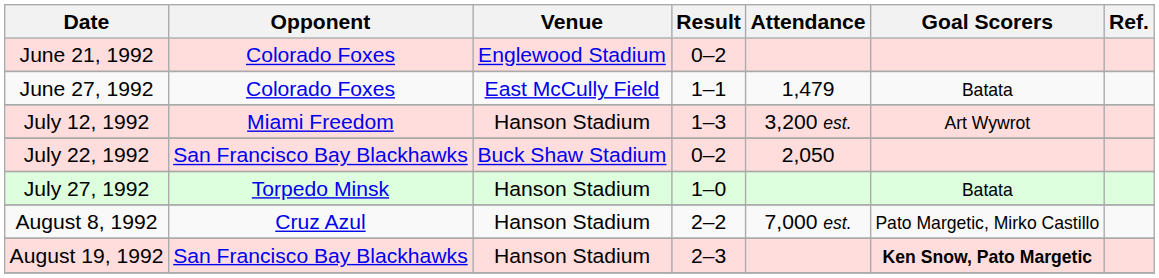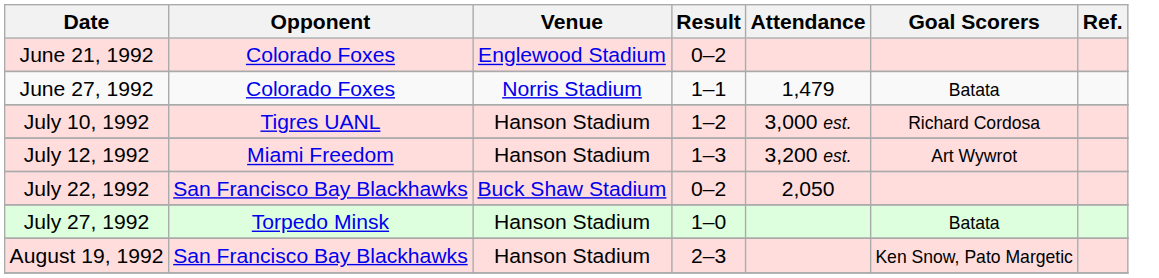(572, 88) East McCully Field -> (572, 88) Norris Stadium
+ row: (86, 122)
- row: (86, 222)
(987, 256) bold -> (974, 258) normal
